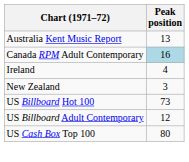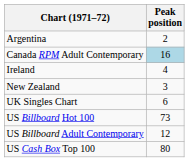+ row: (26, 39)
- row: (64, 39)
+ row: (42, 102)
